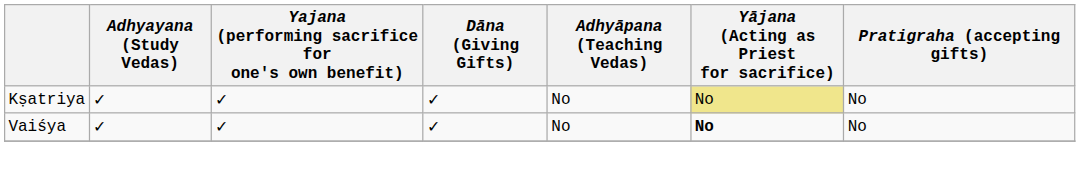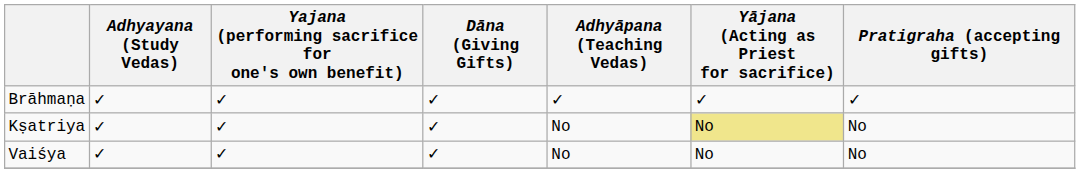+ row: (47, 100)
(704, 127) bold -> (704, 154) normal
